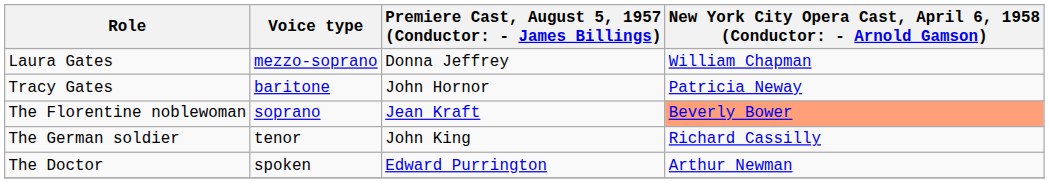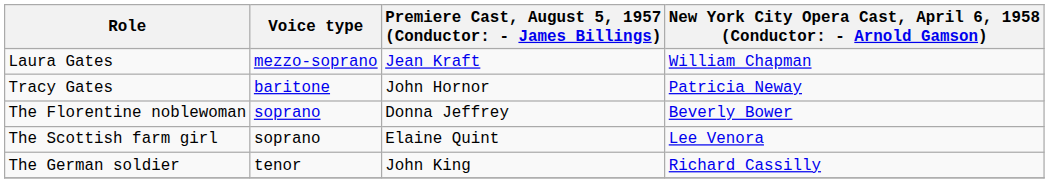(447, 62) Donna Jeffrey -> (433, 62) Jean Kraft
(433, 113) Jean Kraft -> (447, 113) Donna Jeffrey
(731, 113) lightsalmon background -> (731, 113) no background
+ row: (113, 139)
- row: (56, 165)
